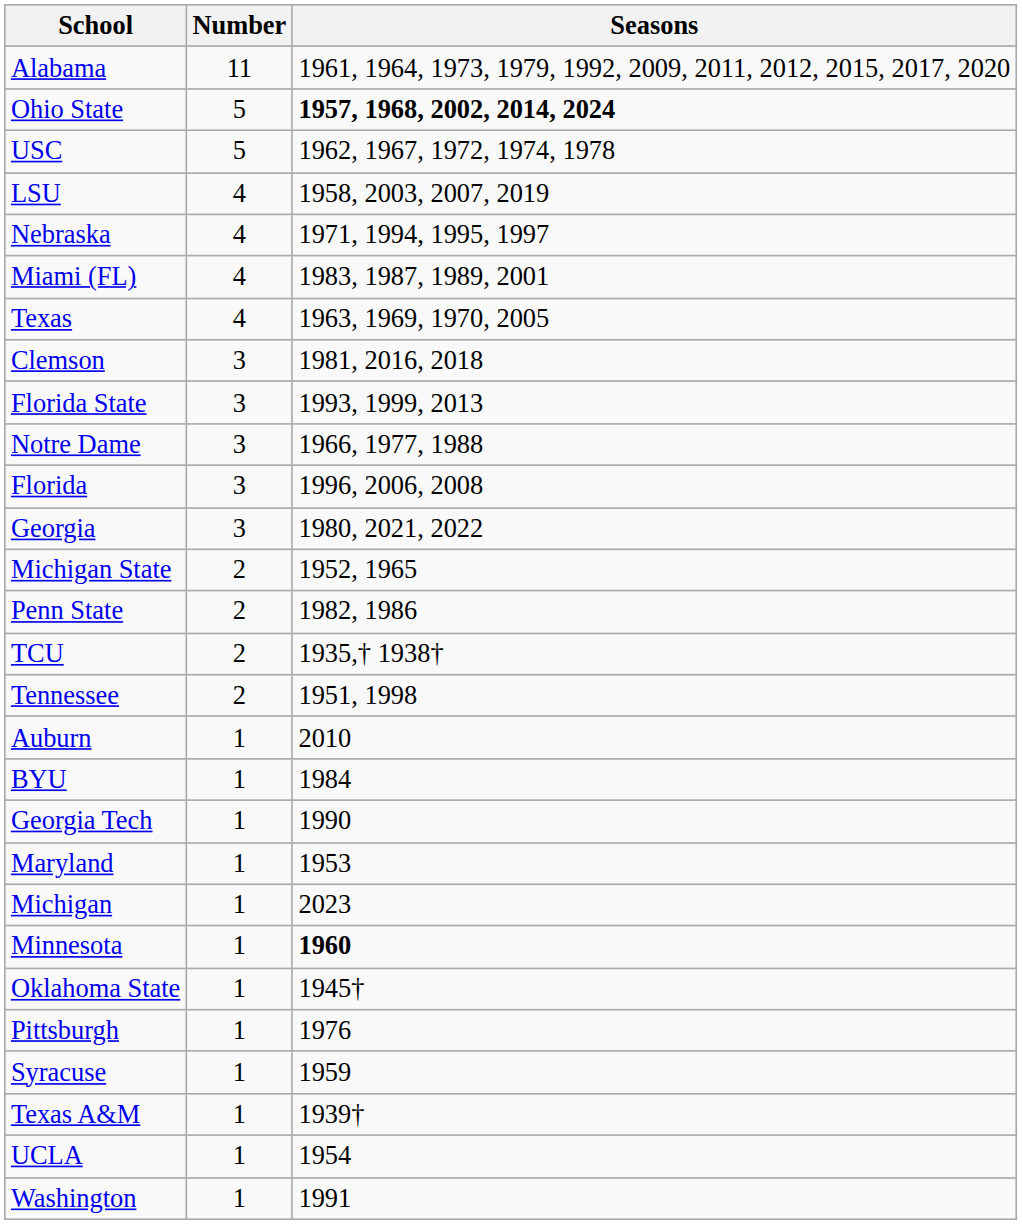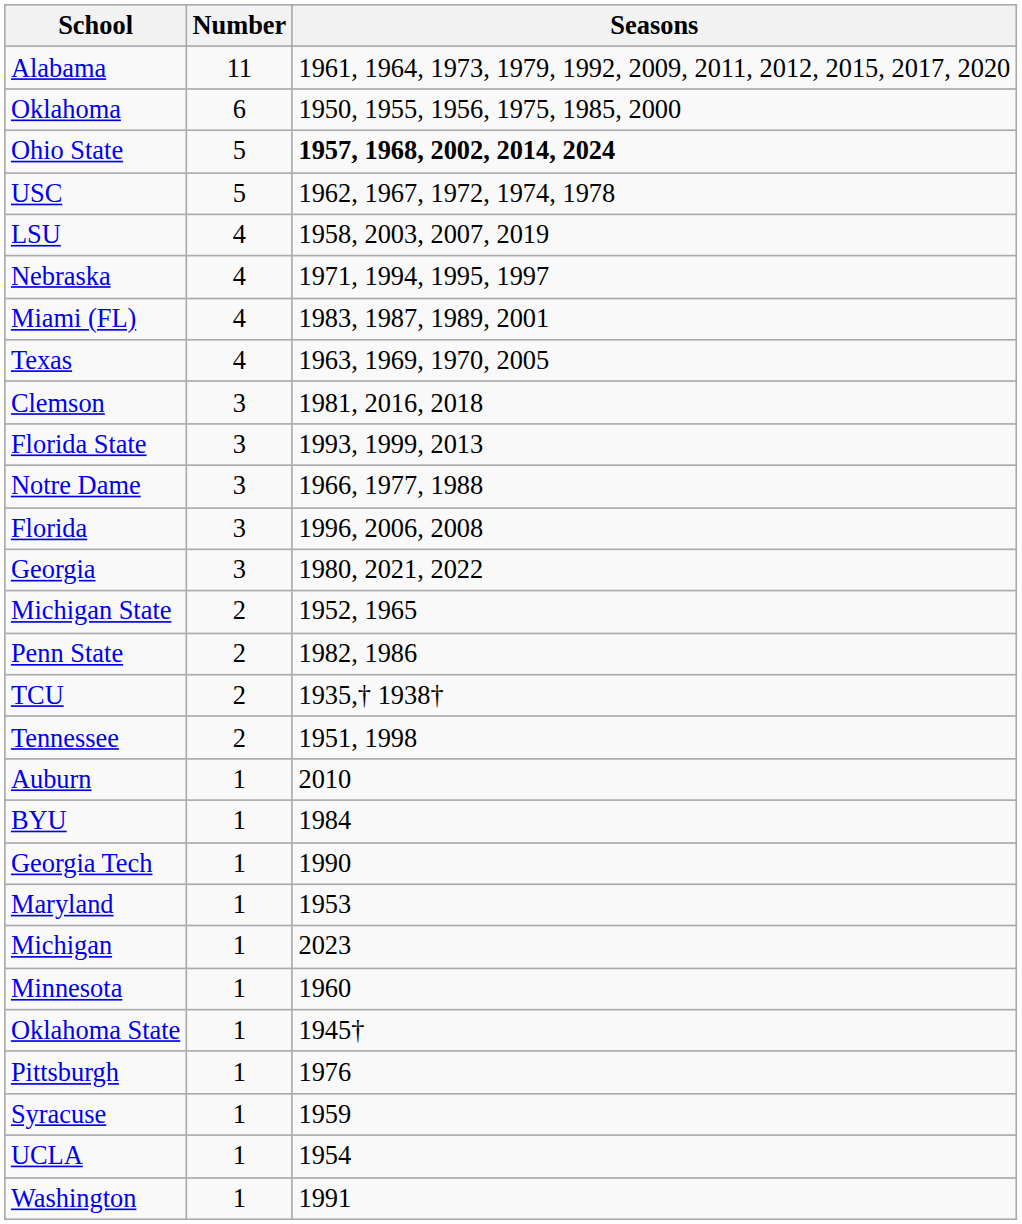+ row: (66, 109)
(325, 946) bold -> (325, 988) normal
- row: (76, 1114)
